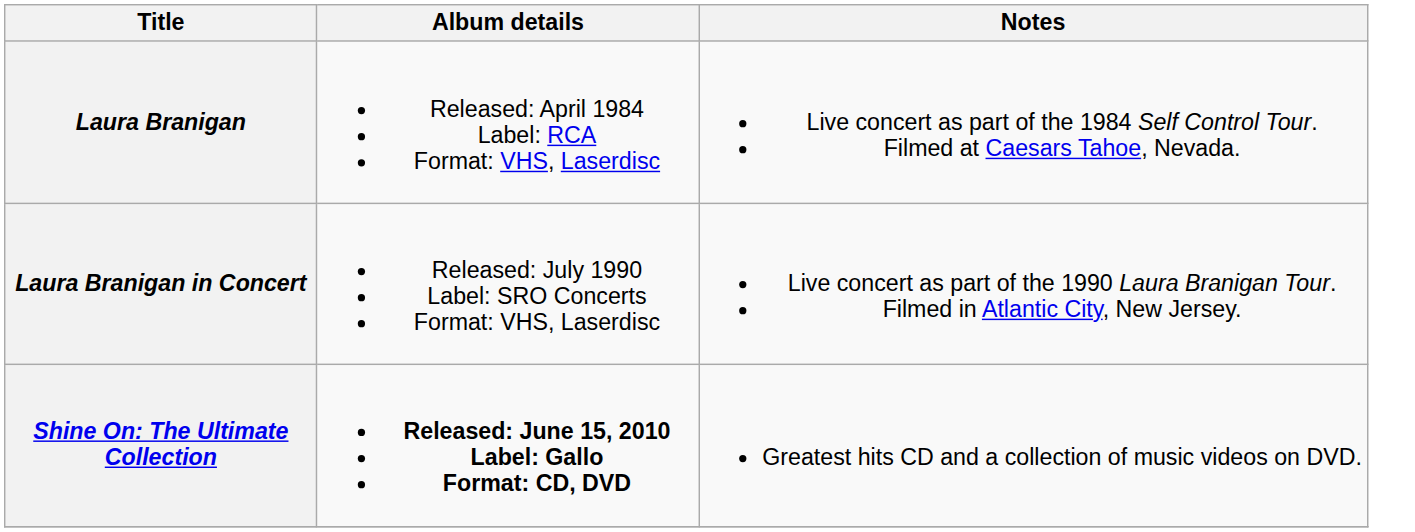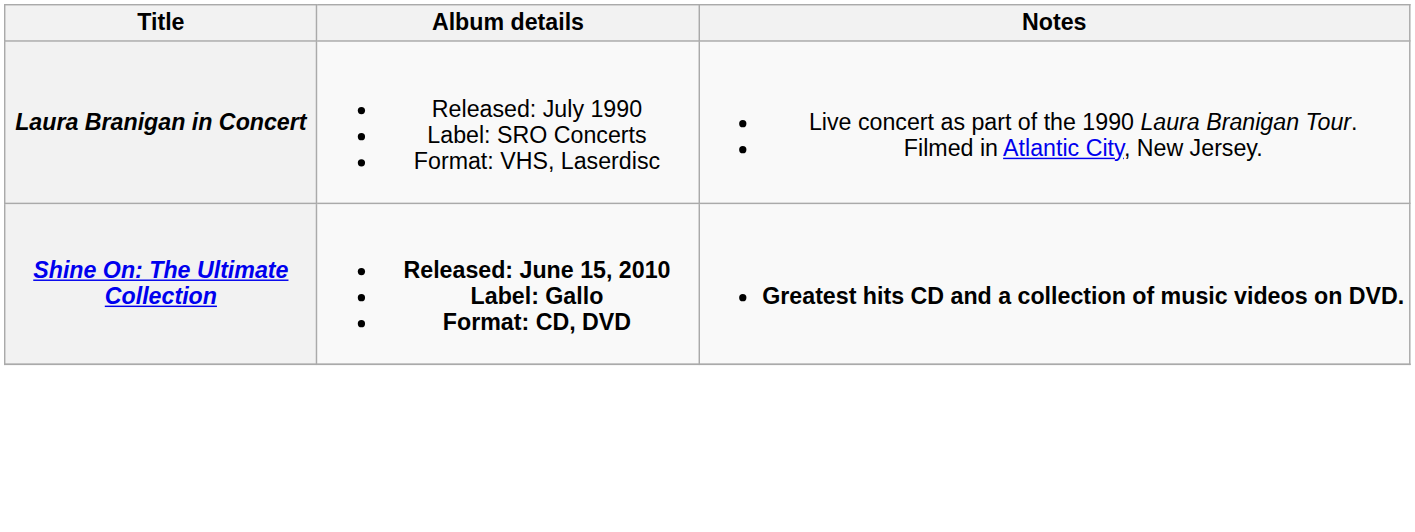- row: (161, 122)
(1033, 458) normal -> (1054, 297) bold
